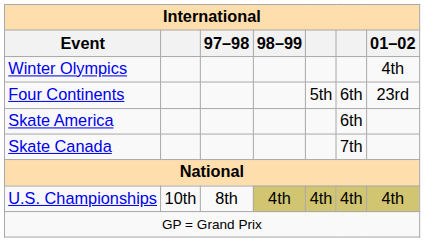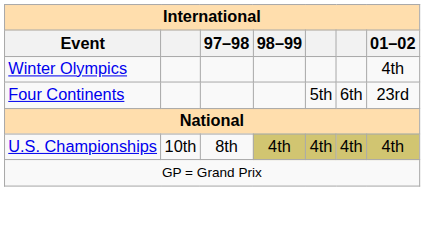- row: (61, 120)
- row: (60, 146)
